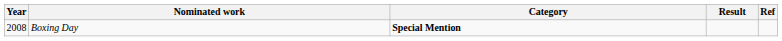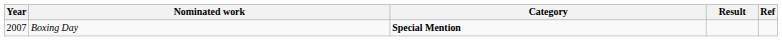(17, 28) 2008 -> (17, 28) 2007
